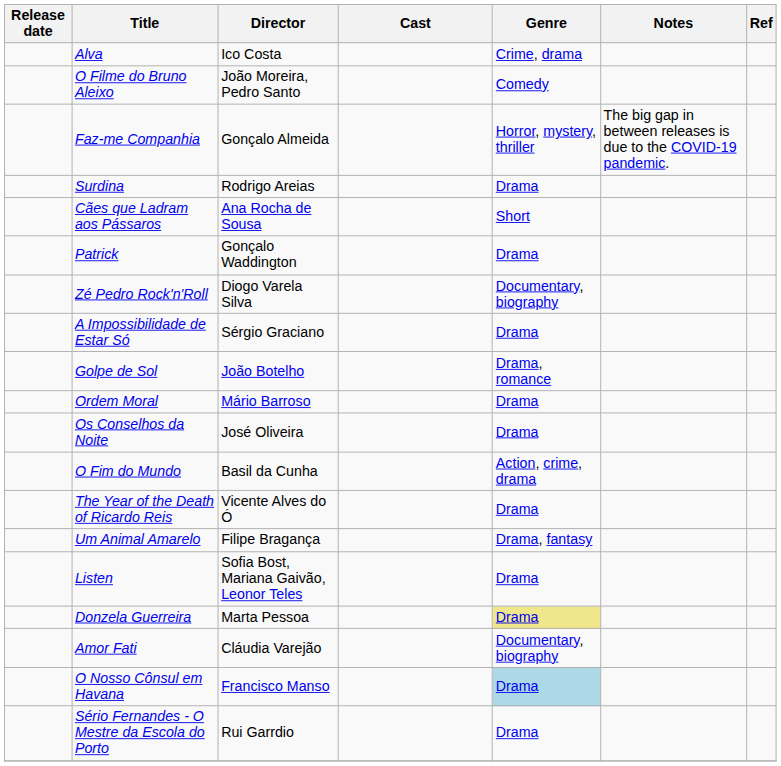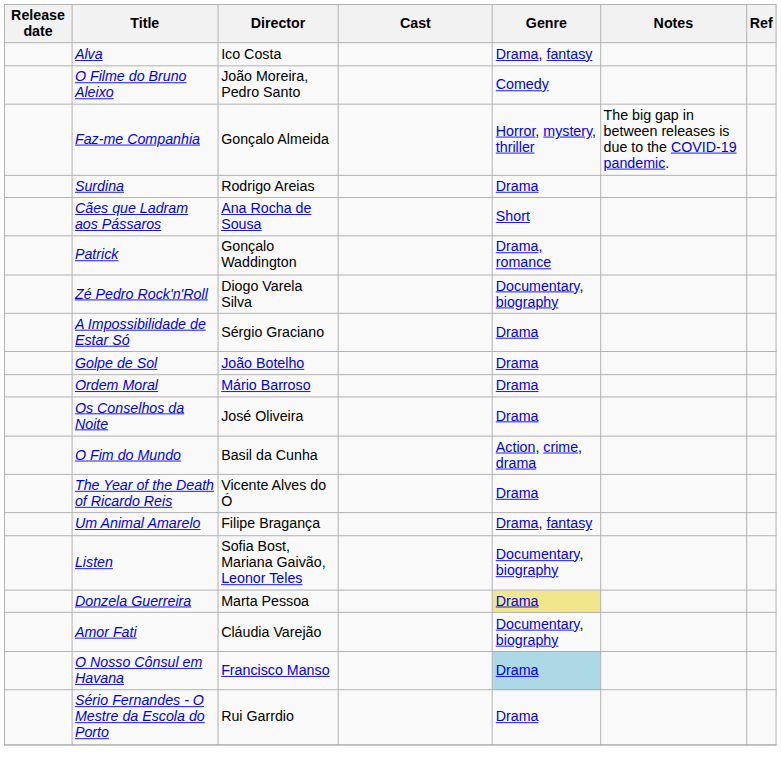(539, 54) Crime, drama -> (544, 54) Drama, fantasy
(517, 255) Drama -> (524, 255) Drama, romance
(524, 371) Drama, romance -> (517, 363) Drama
(517, 578) Drama -> (540, 562) Documentary, biography
